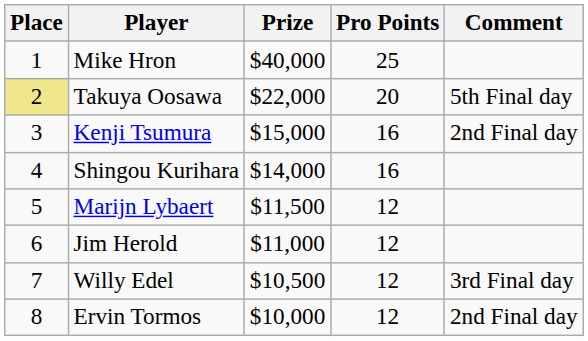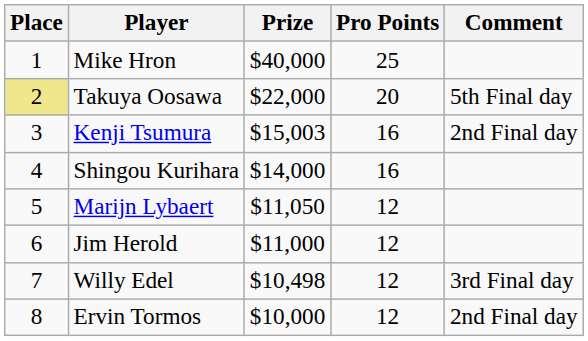(288, 133) $15,000 -> (288, 133) $15,003
(288, 206) $11,500 -> (288, 206) $11,050
(288, 280) $10,500 -> (288, 280) $10,498
